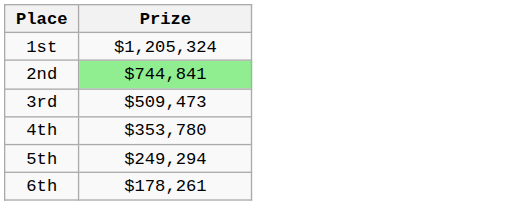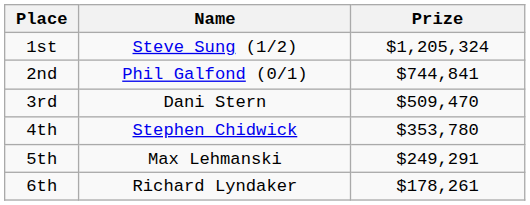+ column: (215, 19)
(165, 75) lightgreen background -> (438, 75) no background
(165, 103) $509,473 -> (438, 103) $509,470
(165, 158) $249,294 -> (438, 158) $249,291
